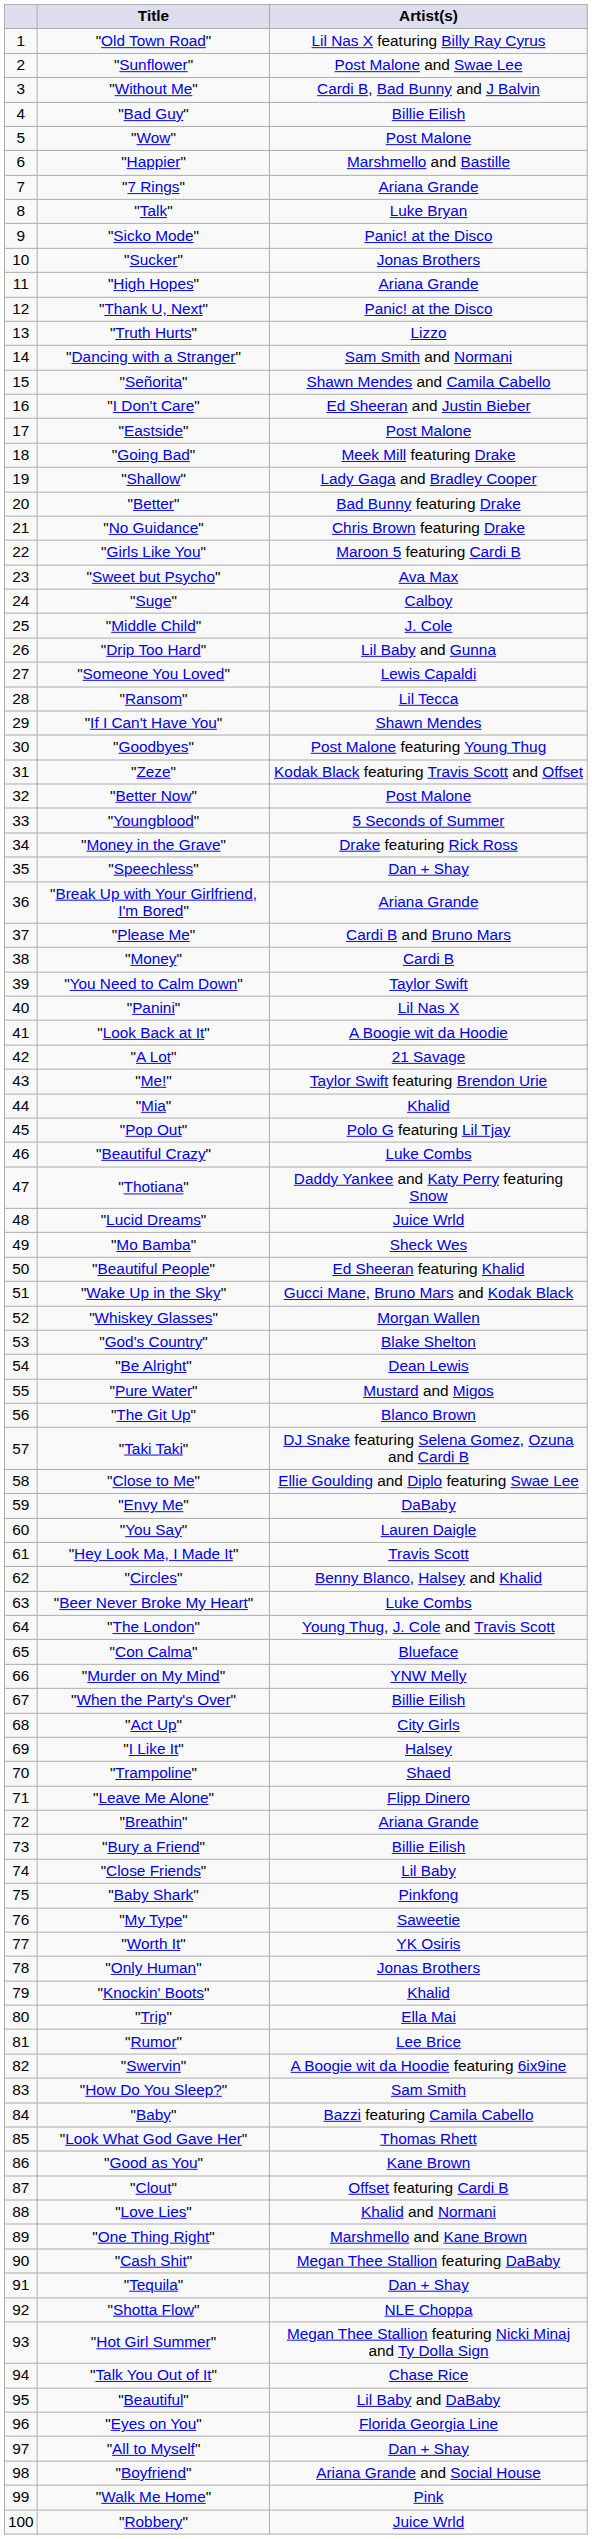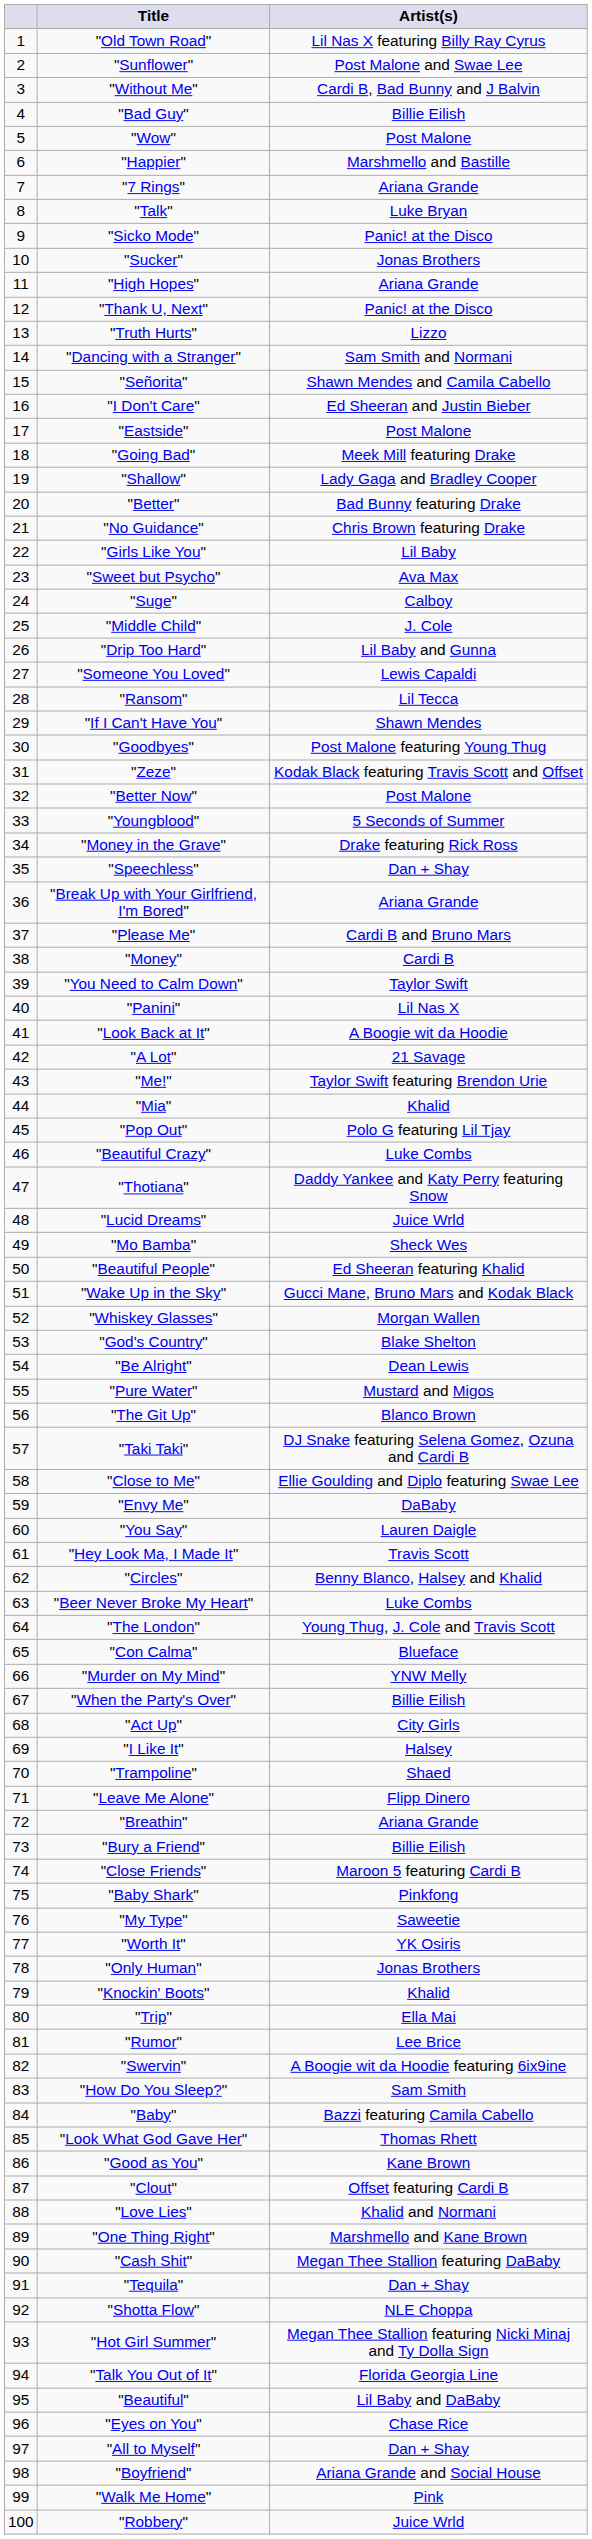(428, 552) Maroon 5 featuring Cardi B -> (428, 552) Lil Baby
(428, 1871) Lil Baby -> (428, 1871) Maroon 5 featuring Cardi B
(428, 2375) Chase Rice -> (428, 2375) Florida Georgia Line
(428, 2424) Florida Georgia Line -> (428, 2424) Chase Rice
